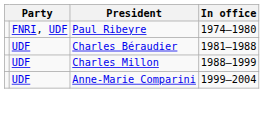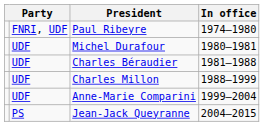+ row: (119, 46)
+ row: (131, 113)
